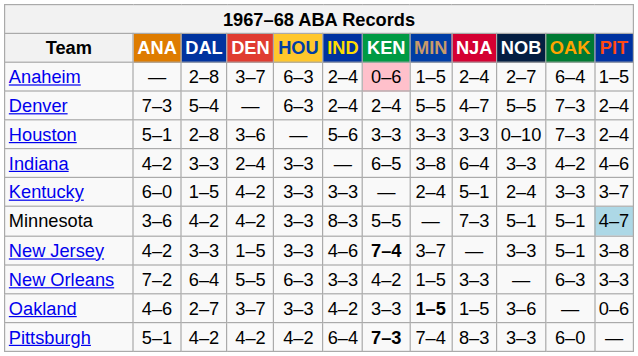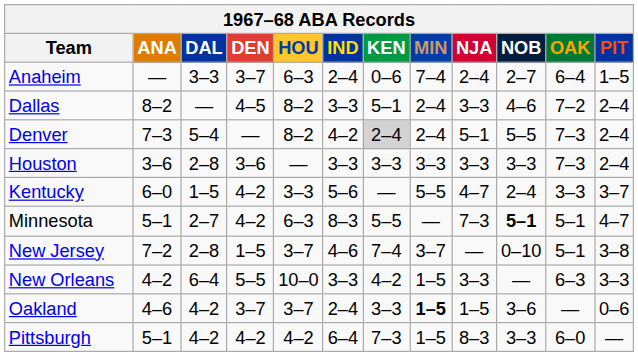(204, 77) 2–8 -> (204, 77) 3–3
(386, 77) pink background -> (386, 77) no background
(431, 77) 1–5 -> (431, 77) 7–4
+ row: (34, 106)
(298, 106) 6–3 -> (298, 135) 8–2
(343, 106) 2–4 -> (343, 135) 4–2
(386, 106) no background -> (386, 135) lightgrey background
(431, 106) 5–5 -> (431, 135) 2–4
(474, 106) 4–7 -> (474, 135) 5–1
(157, 135) 5–1 -> (157, 164) 3–6
(343, 135) 5–6 -> (343, 164) 3–3
(521, 135) 0–10 -> (521, 164) 3–3
- row: (39, 164)
(343, 192) 3–3 -> (343, 192) 5–6
(431, 192) 2–4 -> (431, 192) 5–5
(474, 192) 5–1 -> (474, 192) 4–7
(157, 221) 3–6 -> (157, 221) 5–1
(204, 221) 4–2 -> (204, 221) 2–7
(298, 221) 3–3 -> (298, 221) 6–3
(521, 221) normal -> (521, 221) bold
(614, 221) lightblue background -> (614, 221) no background
(157, 250) 4–2 -> (157, 250) 7–2
(204, 250) 3–3 -> (204, 250) 2–8
(298, 250) 3–3 -> (298, 250) 3–7
(386, 250) bold -> (386, 250) normal
(521, 250) 3–3 -> (521, 250) 0–10
(157, 279) 7–2 -> (157, 279) 4–2
(298, 279) 6–3 -> (298, 279) 10–0
(204, 308) 2–7 -> (204, 308) 4–2
(298, 308) 3–3 -> (298, 308) 3–7
(343, 308) 4–2 -> (343, 308) 2–4
(386, 337) bold -> (386, 337) normal
(431, 337) 7–4 -> (431, 337) 1–5
